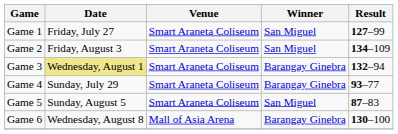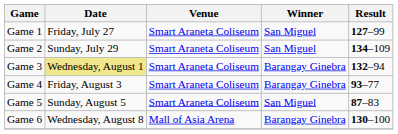(84, 48) Friday, August 3 -> (83, 48) Sunday, July 29
(83, 84) Sunday, July 29 -> (84, 84) Friday, August 3
